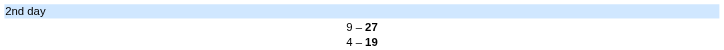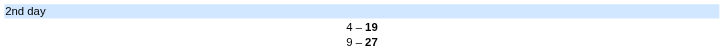rows swapped: (362, 27) <-> (362, 42)
